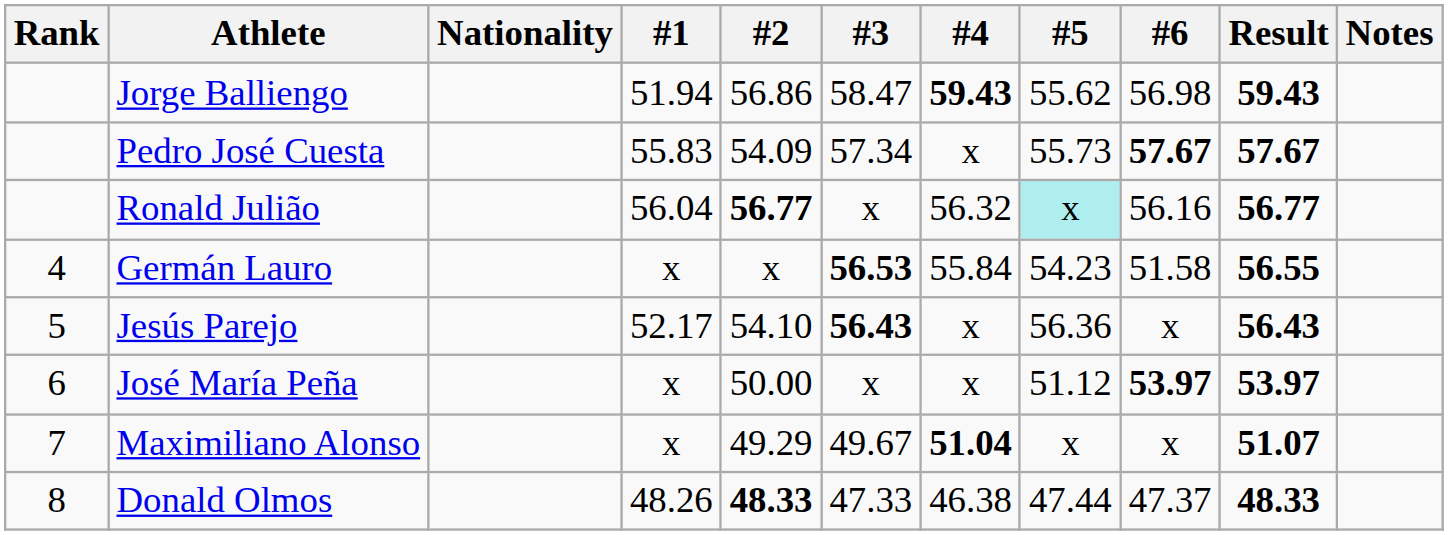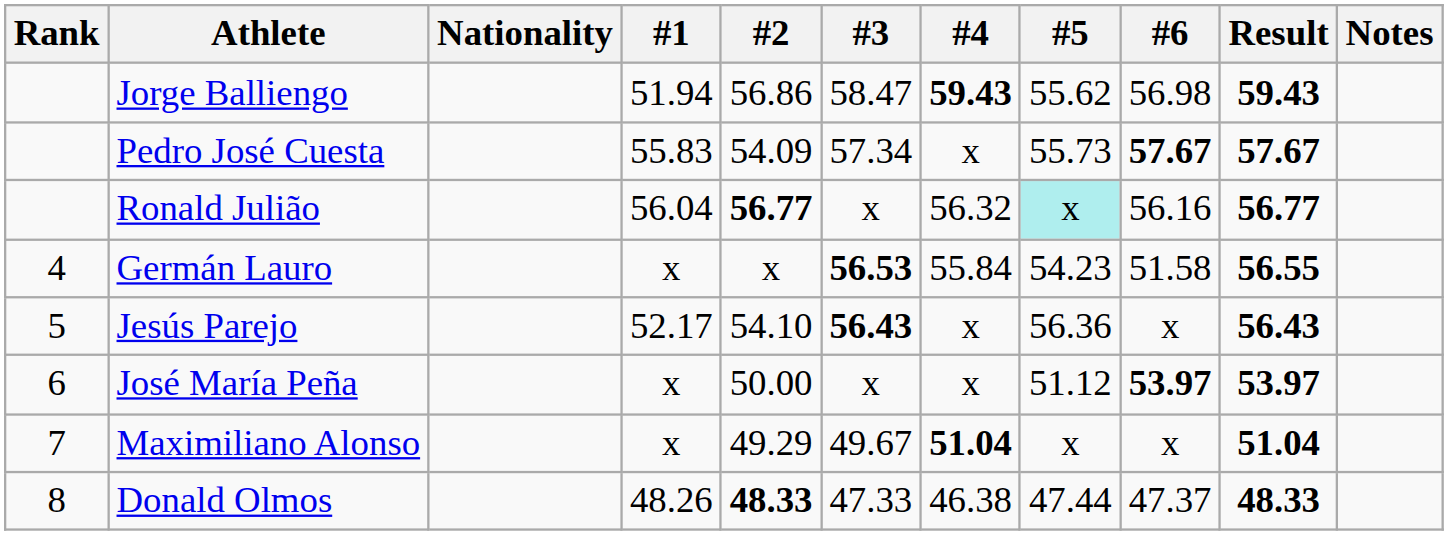(1279, 442) 51.07 -> (1279, 442) 51.04
